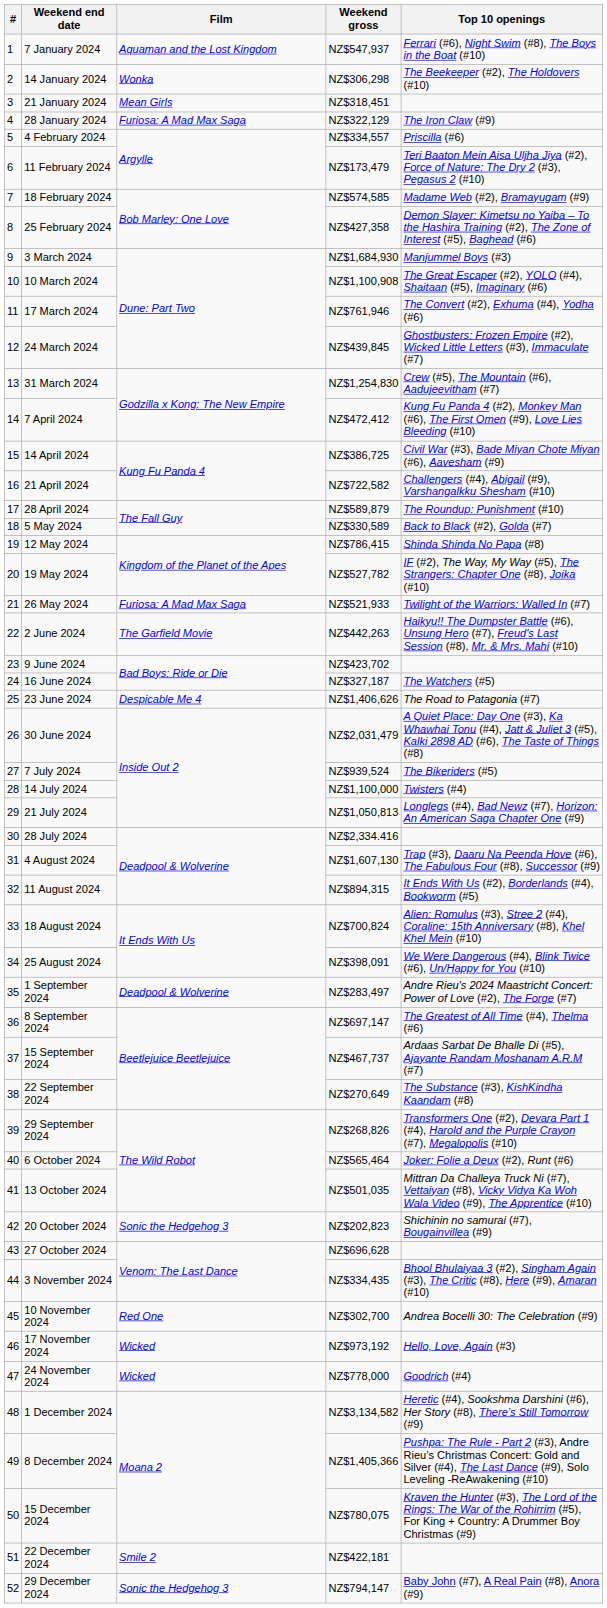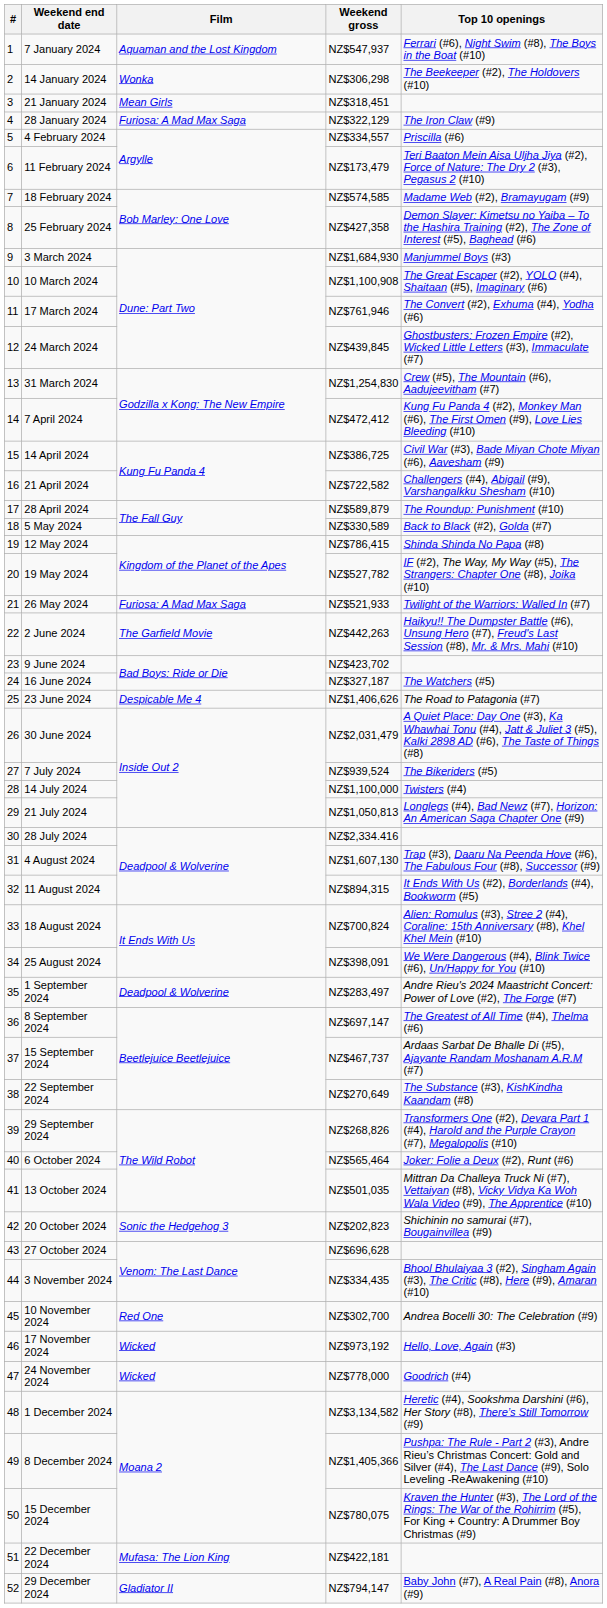(137, 1558) Smile 2 -> (174, 1558) Mufasa: The Lion King
(174, 1588) Sonic the Hedgehog 3 -> (146, 1588) Gladiator II
